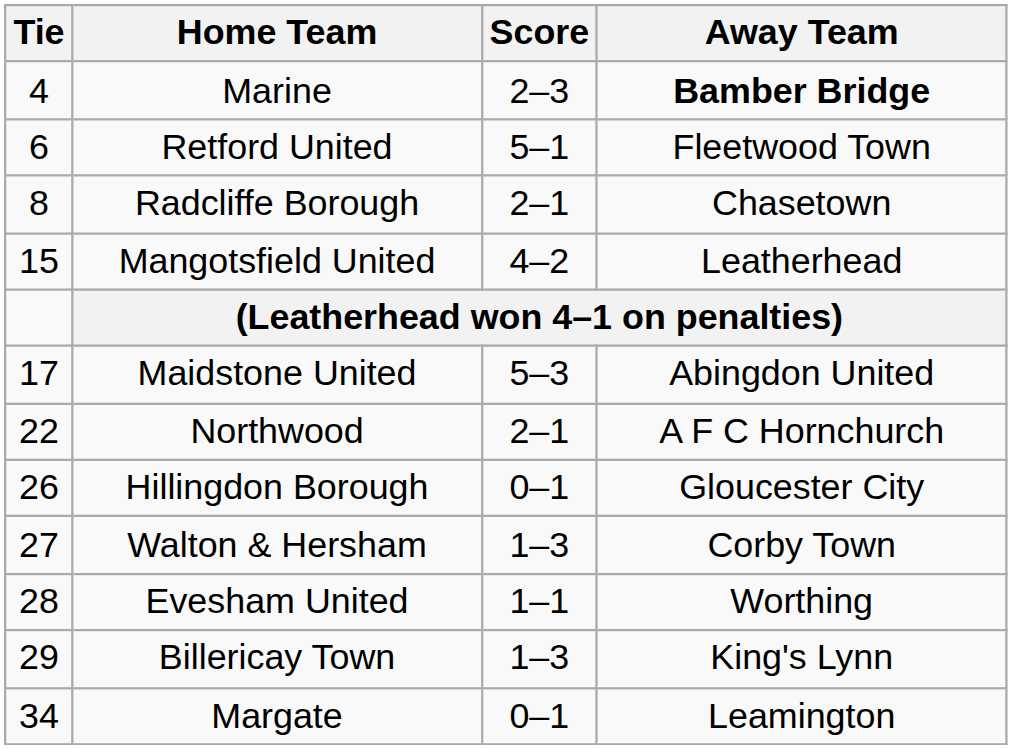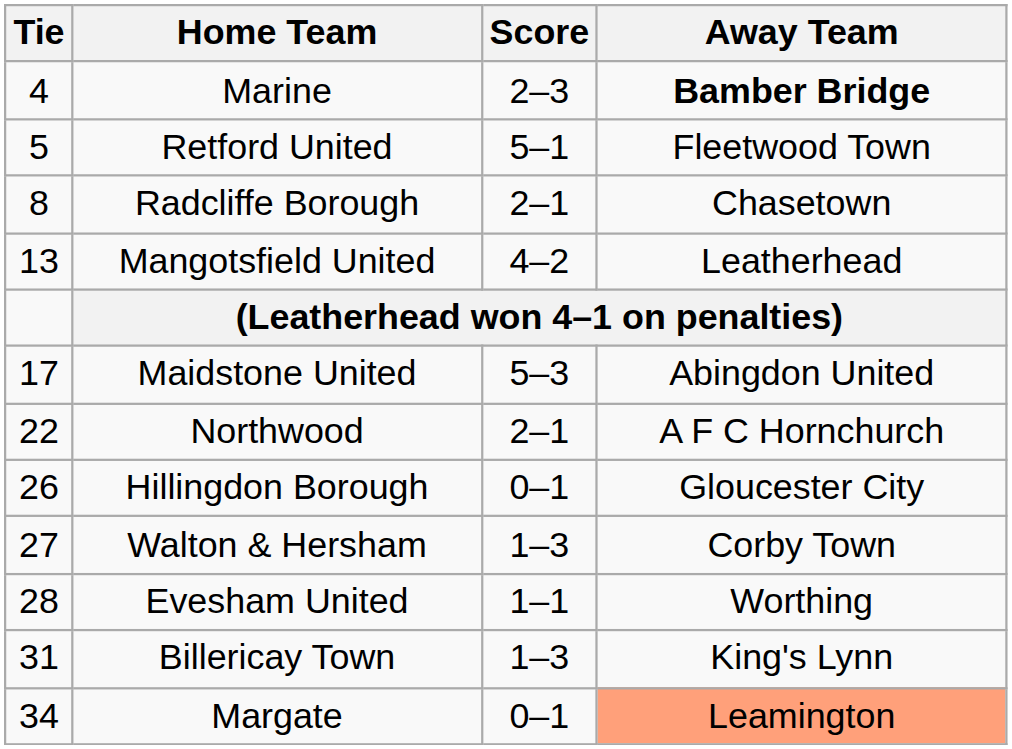(39, 146) 6 -> (39, 146) 5
(39, 260) 15 -> (39, 260) 13
(39, 658) 29 -> (39, 658) 31
(802, 714) no background -> (802, 714) lightsalmon background
